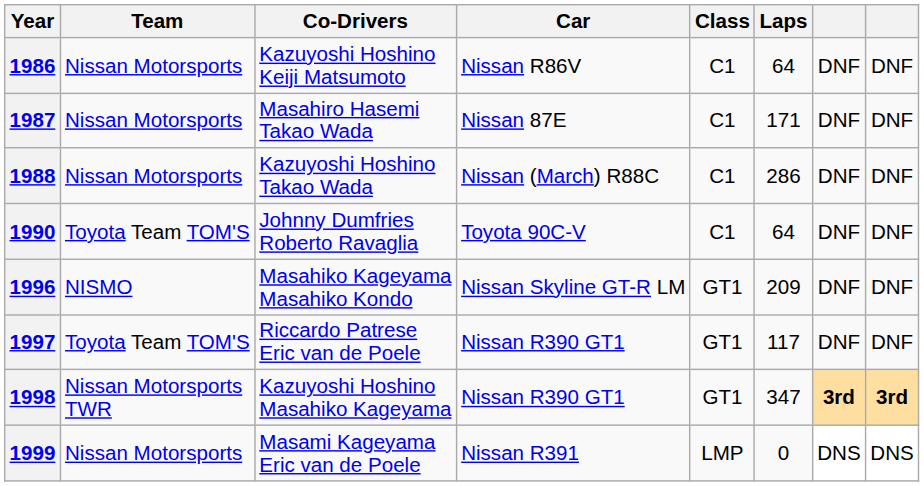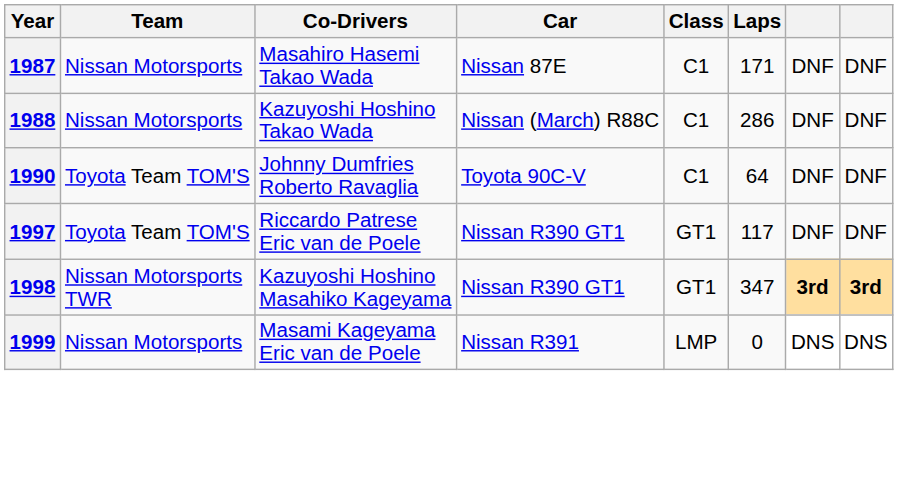- row: (32, 65)
- row: (32, 287)
